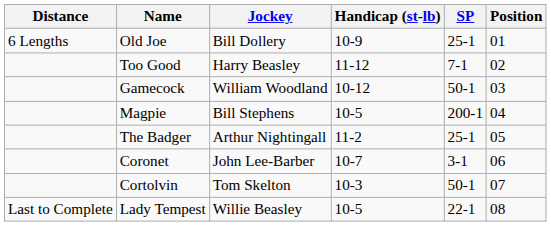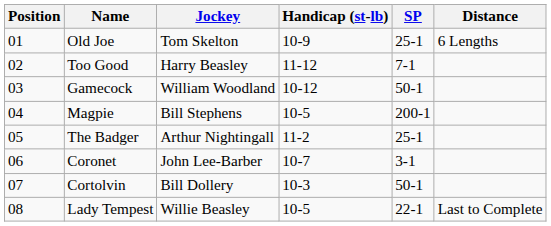columns swapped: (516, 16) <-> (60, 16)
(249, 40) Bill Dollery -> (199, 40) Tom Skelton
(252, 185) Tom Skelton -> (197, 185) Bill Dollery
